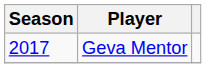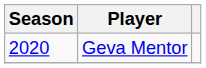(29, 47) 2017 -> (29, 47) 2020
